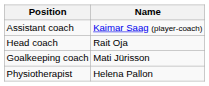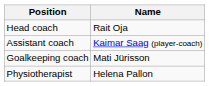rows swapped: (32, 43) <-> (40, 27)
